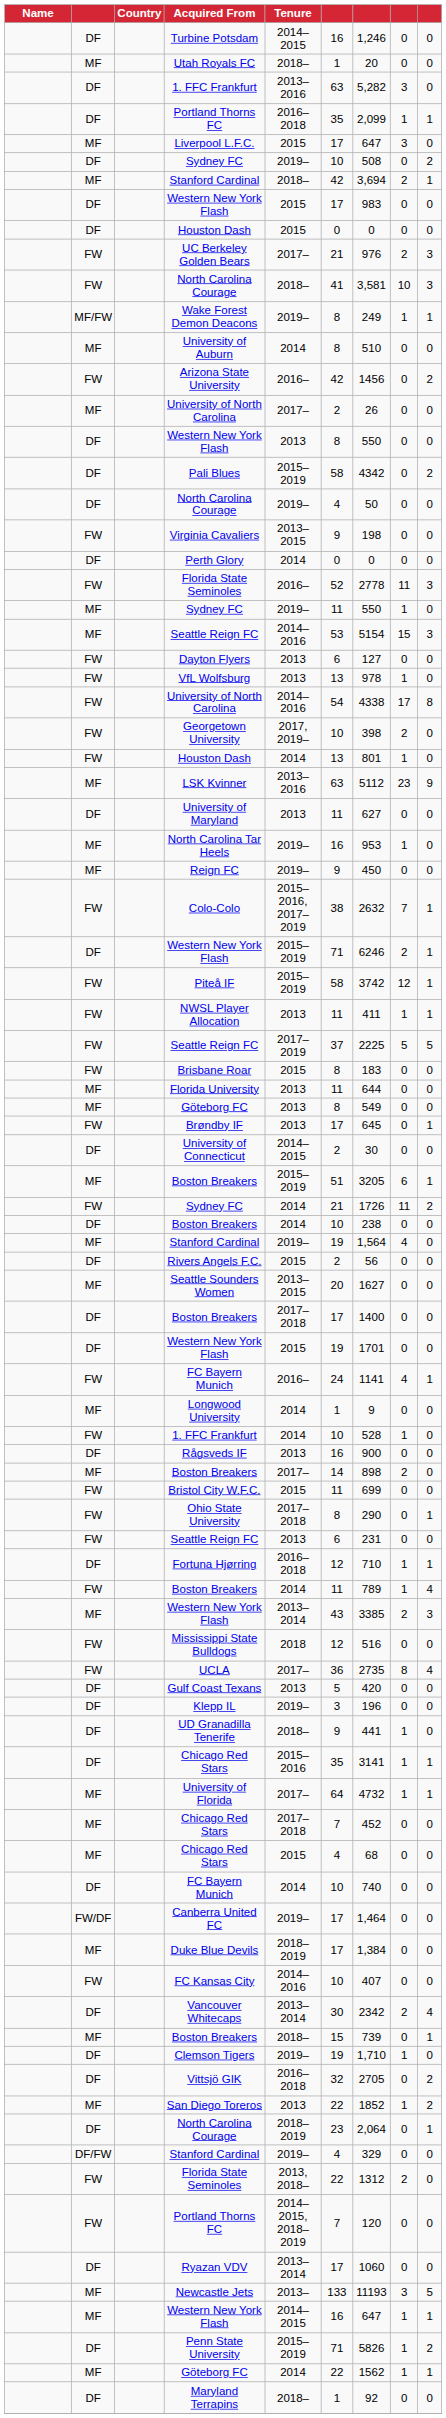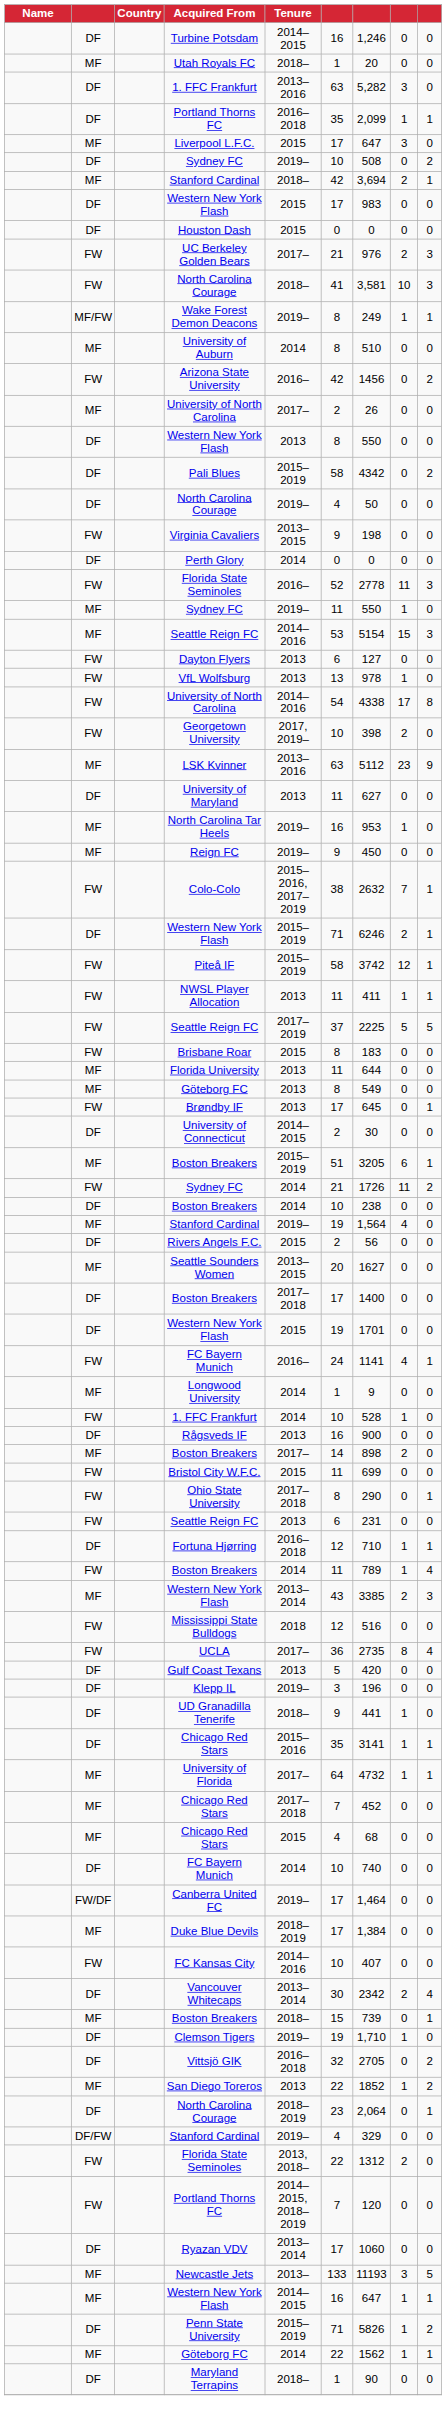- row: (93, 758)
(371, 2397) 92 -> (371, 2379) 90
